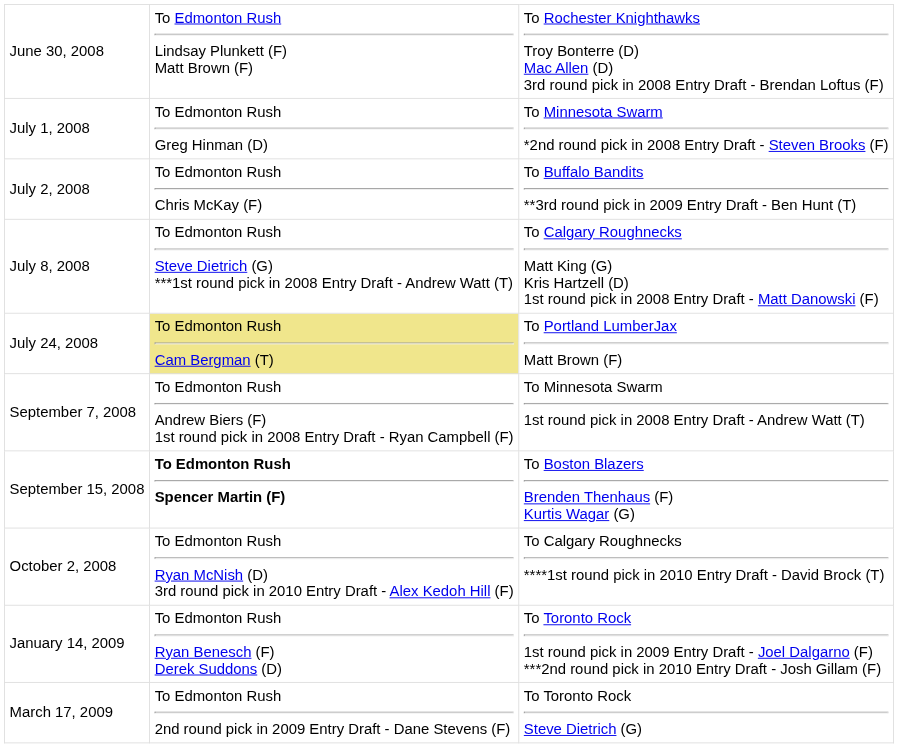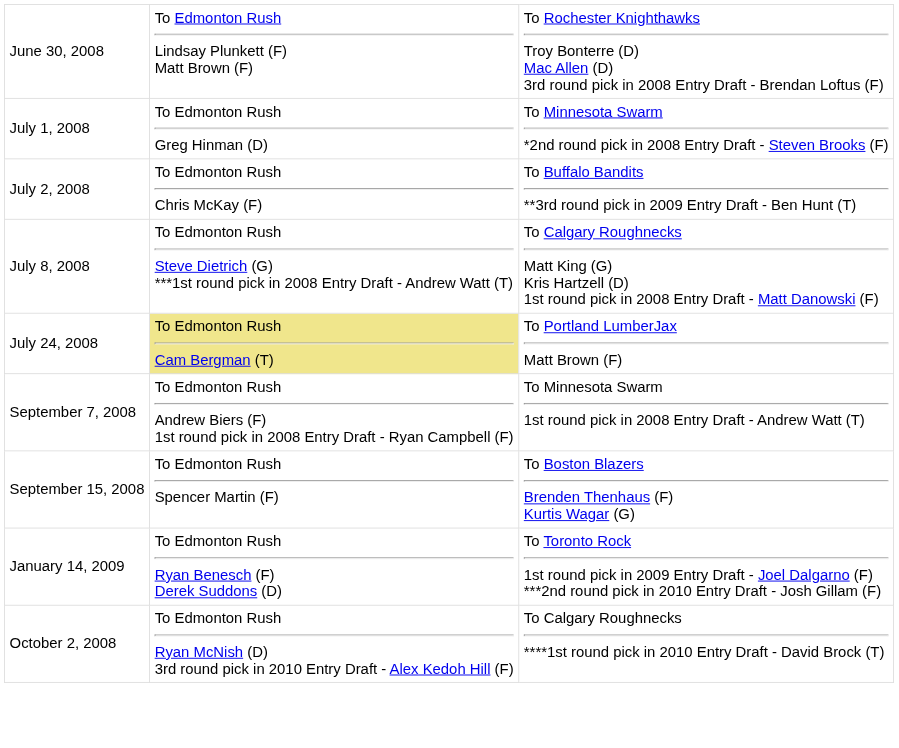(334, 481) bold -> (334, 481) normal
rows swapped: (63, 566) <-> (67, 643)
- row: (61, 712)
